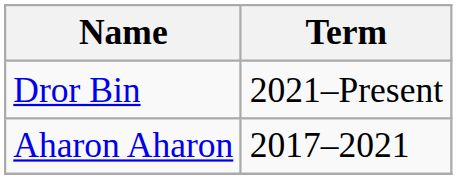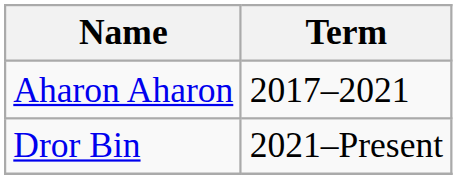rows swapped: (123, 145) <-> (77, 88)
